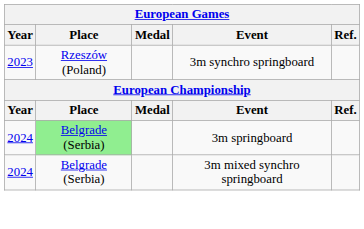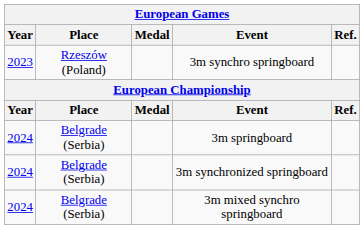(84, 137) lightgreen background -> (84, 137) no background
+ row: (252, 172)
